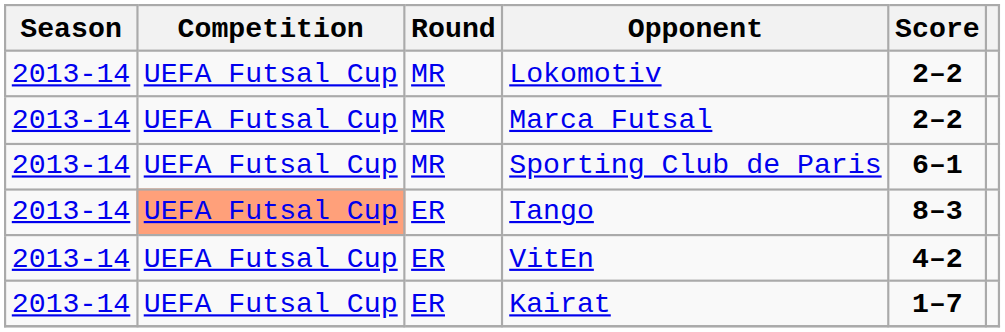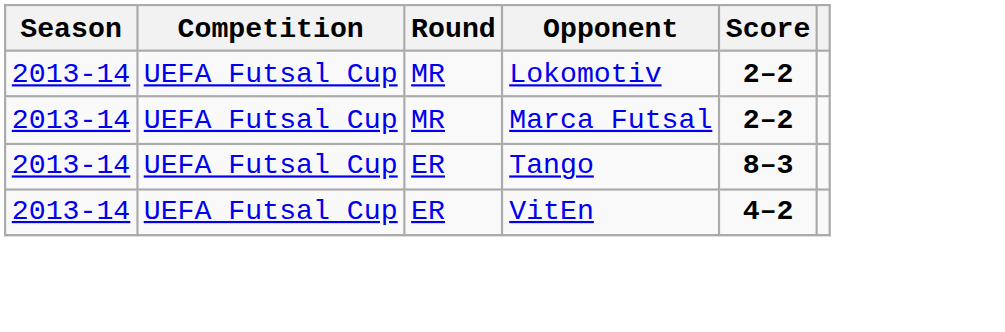- row: (695, 166)
(271, 212) lightsalmon background -> (271, 166) no background
- row: (560, 304)
